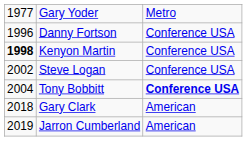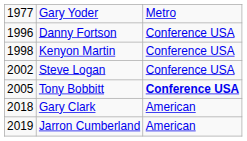(20, 51) bold -> (20, 51) normal
(20, 88) 2004 -> (20, 88) 2005
